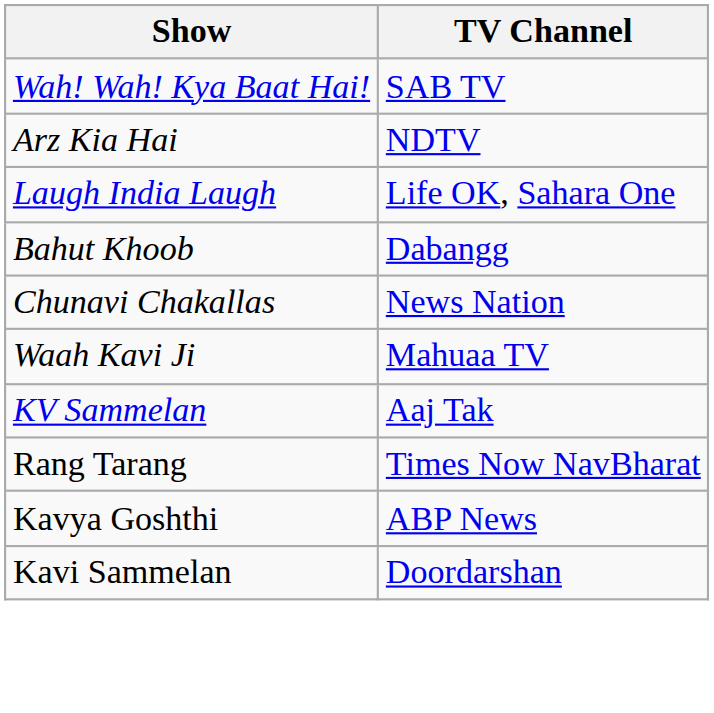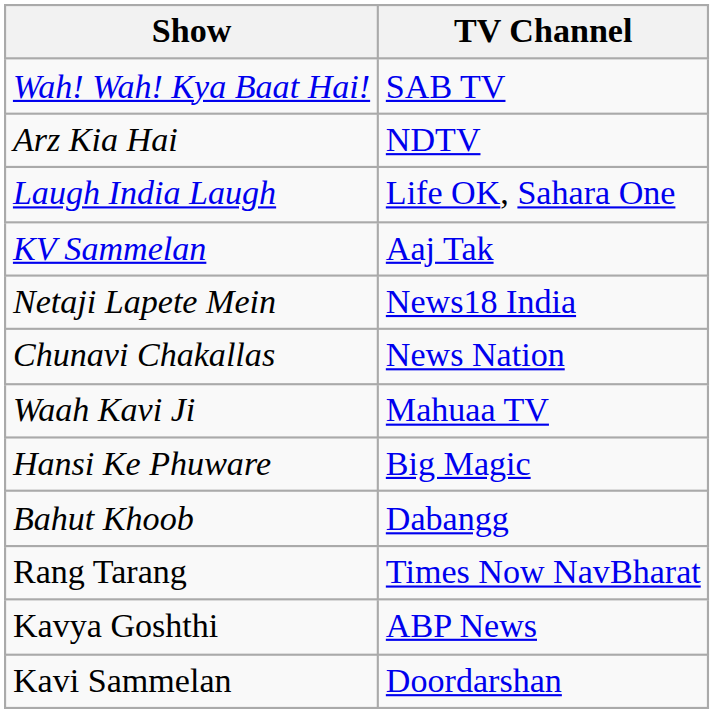rows swapped: (110, 409) <-> (103, 247)
+ row: (144, 301)
+ row: (142, 463)
